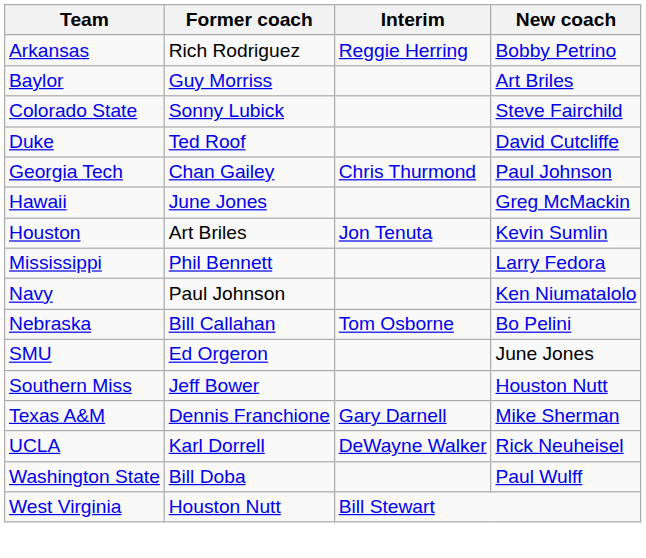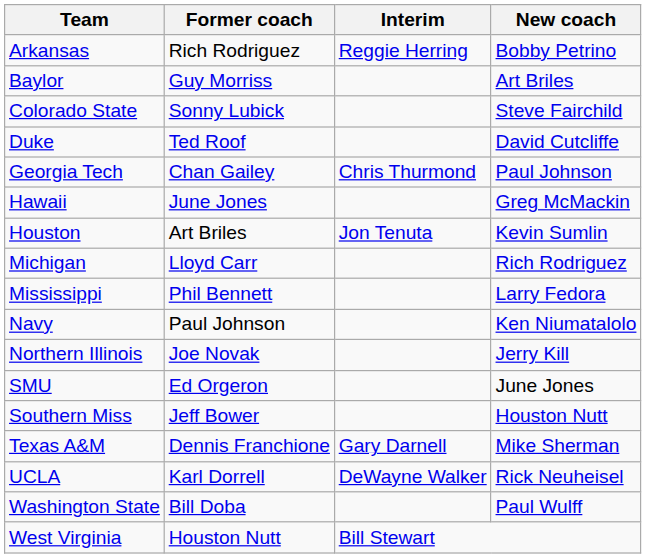+ row: (47, 263)
- row: (50, 324)
+ row: (76, 354)
